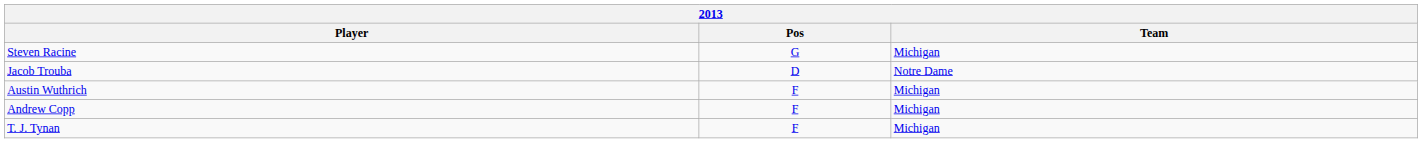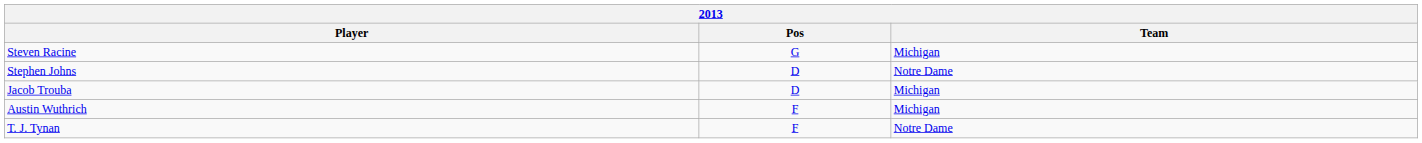+ row: (42, 71)
(923, 71) Notre Dame -> (917, 90) Michigan
- row: (41, 109)
(917, 128) Michigan -> (923, 128) Notre Dame
